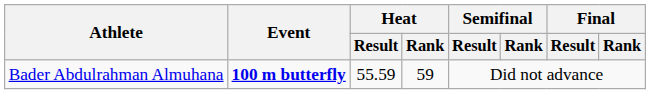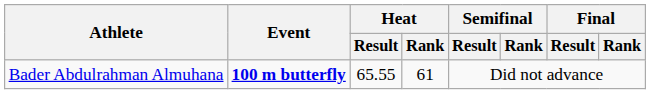(376, 74) 55.59 -> (376, 74) 65.55
(425, 74) 59 -> (425, 74) 61
